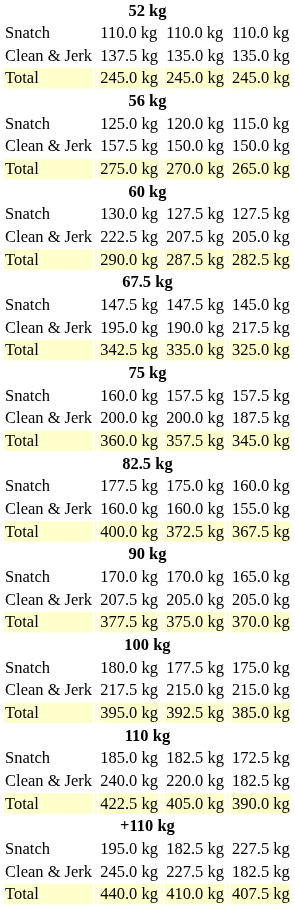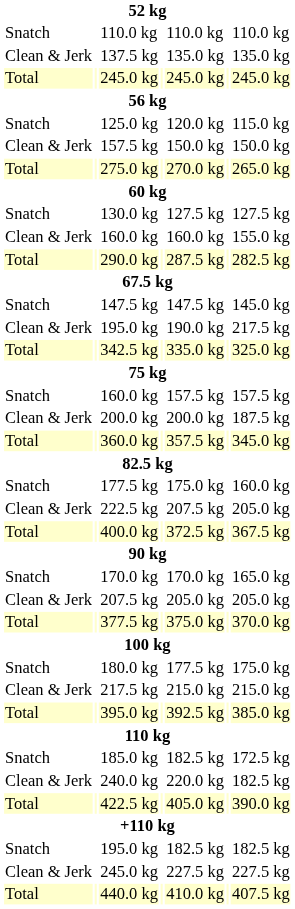rows swapped: (49, 508) <-> (49, 236)
(261, 848) 227.5 kg -> (261, 848) 182.5 kg
(261, 871) 182.5 kg -> (261, 871) 227.5 kg
